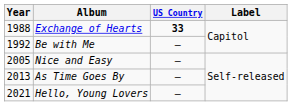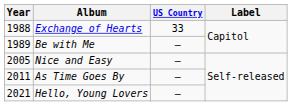(178, 29) bold -> (178, 29) normal
(19, 45) 1992 -> (19, 45) 1989
(19, 77) 2013 -> (19, 77) 2011
